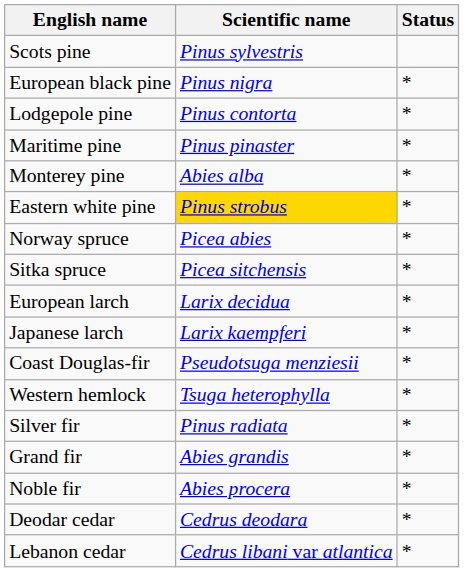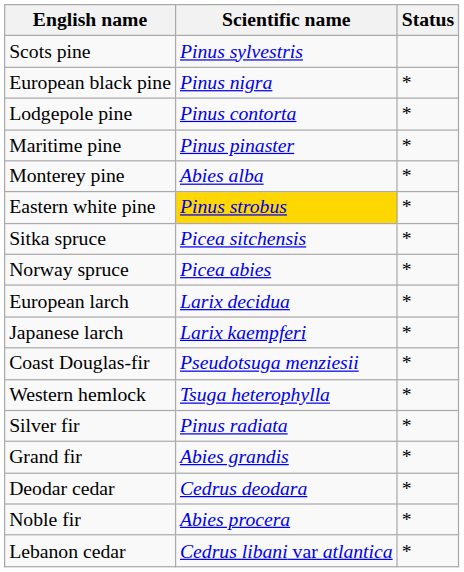rows swapped: (58, 269) <-> (69, 238)
rows swapped: (45, 488) <-> (62, 519)
